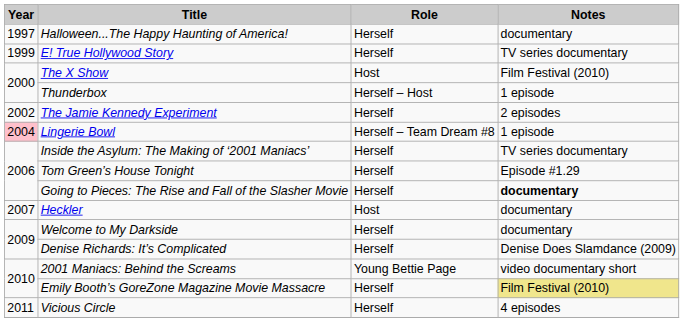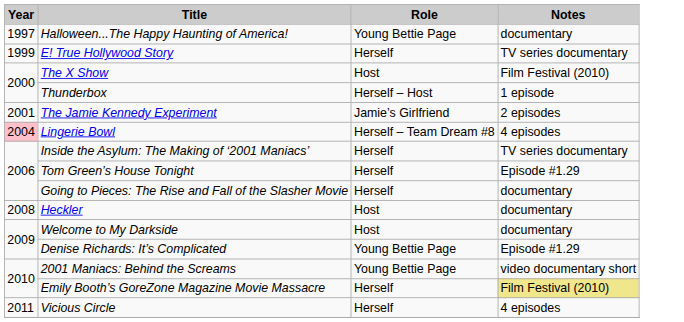(374, 34) Herself -> (405, 34) Young Bettie Page
(21, 112) 2002 -> (21, 112) 2001
(374, 112) Herself -> (402, 112) Jamie’s Girlfriend
(527, 132) 1 episode -> (530, 132) 4 episodes
(539, 191) bold -> (536, 191) normal
(21, 210) 2007 -> (21, 210) 2008
(374, 230) Herself -> (367, 230) Host
(374, 249) Herself -> (405, 249) Young Bettie Page
(588, 249) Denise Does Slamdance (2009) -> (540, 249) Episode #1.29
